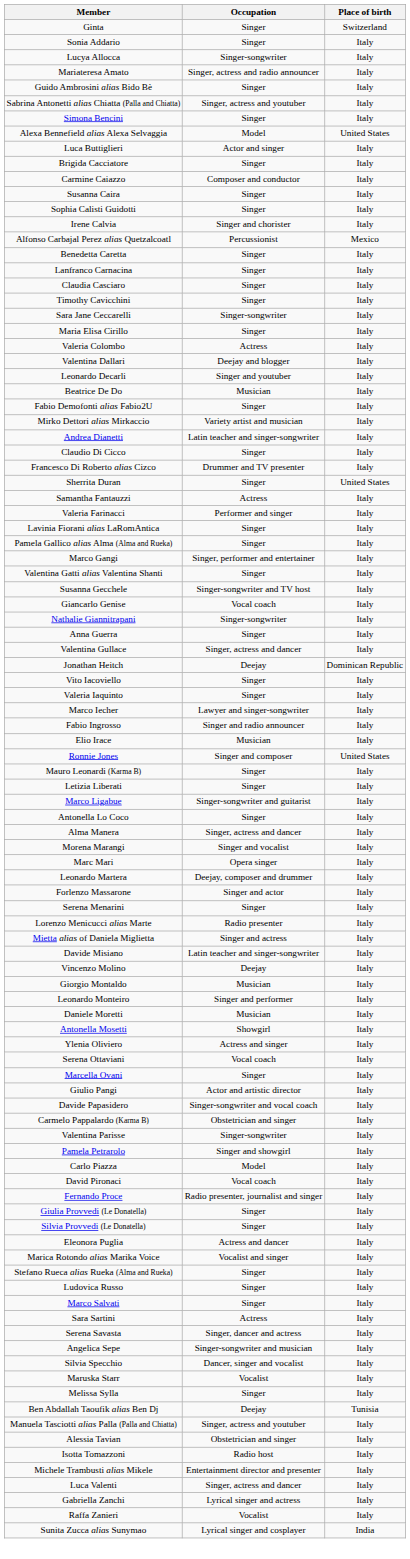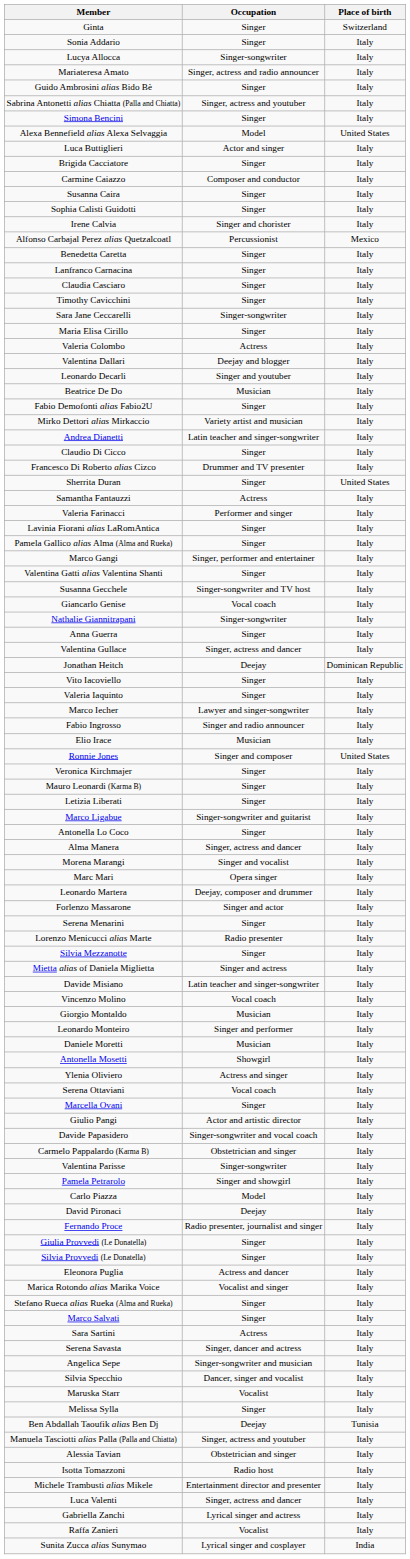+ row: (93, 771)
+ row: (93, 953)
(253, 968) Deejay -> (253, 999) Vocal coach
(253, 1181) Vocal coach -> (253, 1211) Deejay
- row: (93, 1287)
